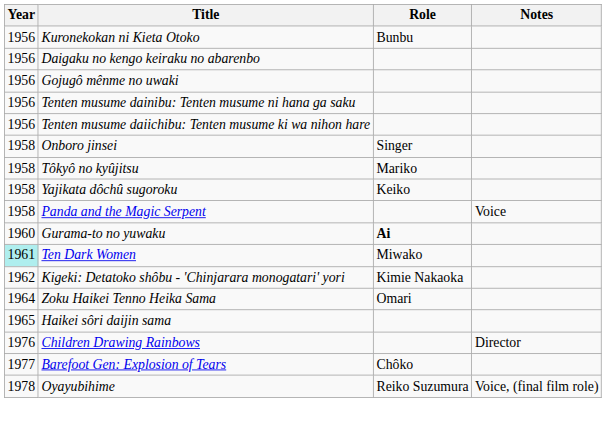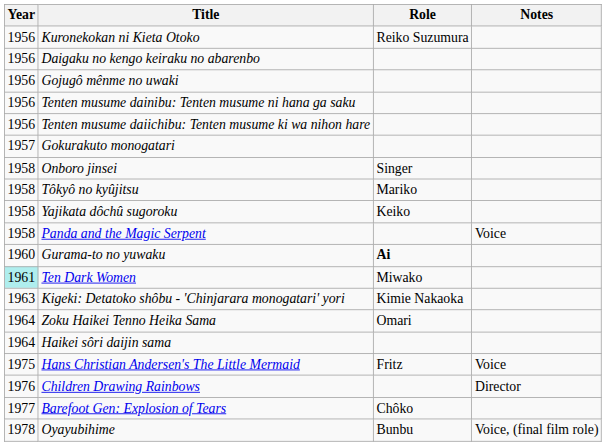(395, 37) Bunbu -> (423, 37) Reiko Suzumura
+ row: (108, 146)
(21, 277) 1962 -> (21, 299) 1963
(21, 320) 1965 -> (21, 342) 1964
+ row: (171, 364)
(423, 386) Reiko Suzumura -> (395, 430) Bunbu
